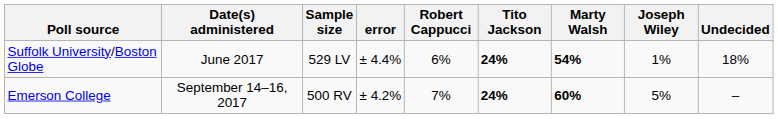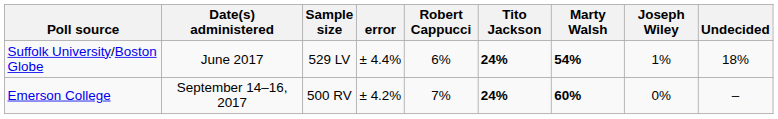(661, 95) 5% -> (661, 95) 0%
